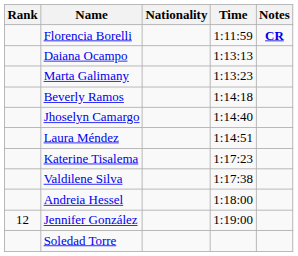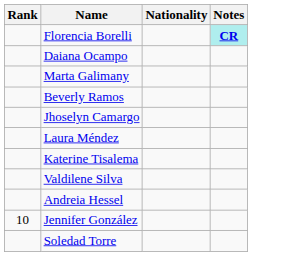- column: (233, 14)
(274, 35) no background -> (229, 35) paleturquoise background
(23, 220) 12 -> (23, 220) 10
